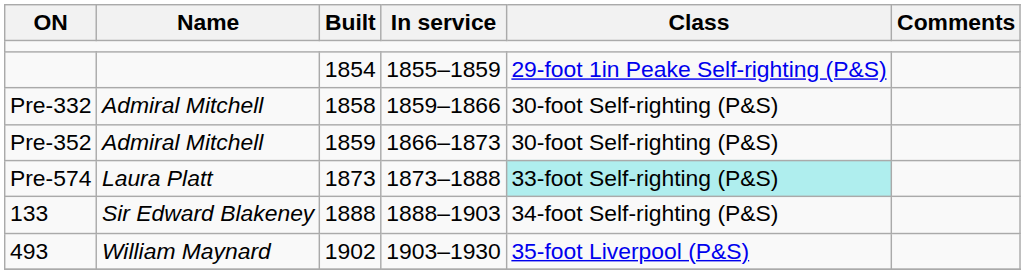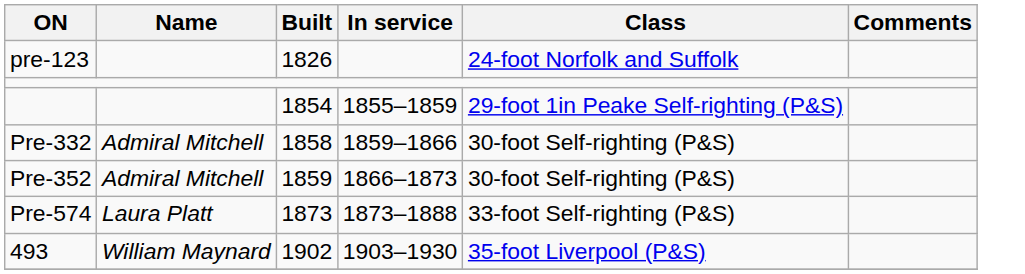+ row: (49, 58)
(645, 178) paleturquoise background -> (601, 214) no background
- row: (29, 214)
